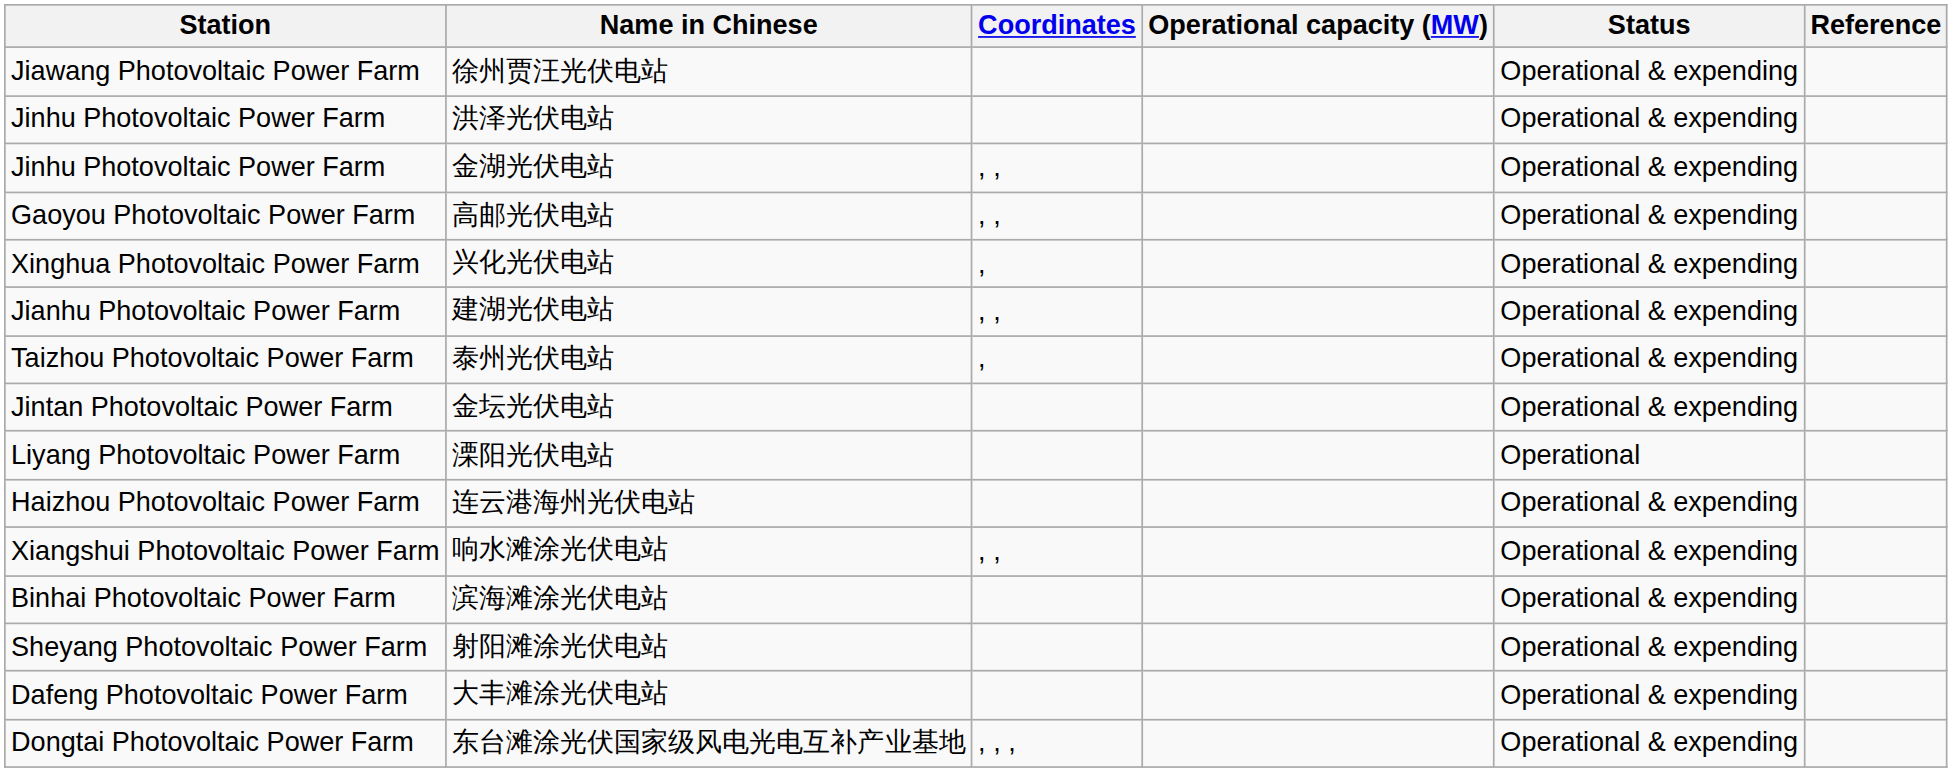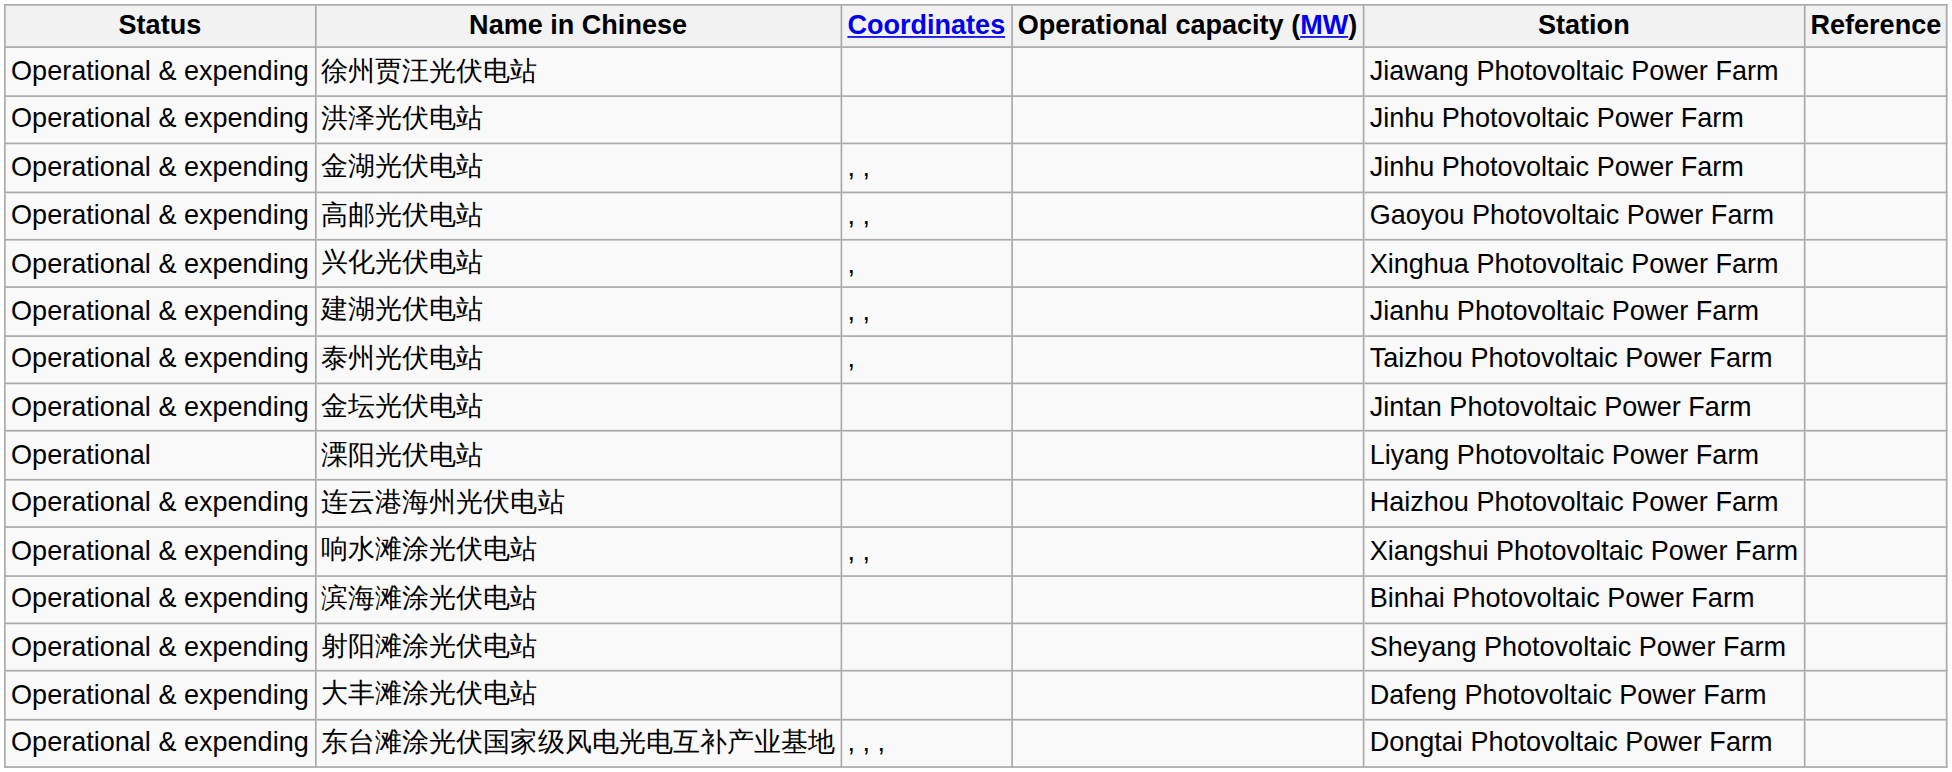columns swapped: (225, 25) <-> (1649, 25)
